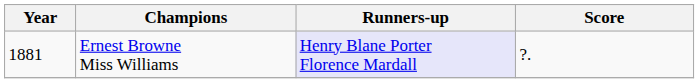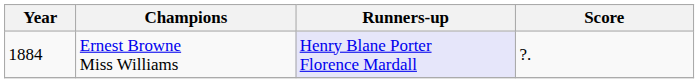(25, 54) 1881 -> (25, 54) 1884
